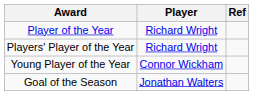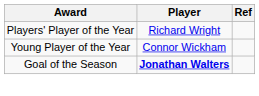- row: (70, 30)
(181, 82) normal -> (184, 64) bold
